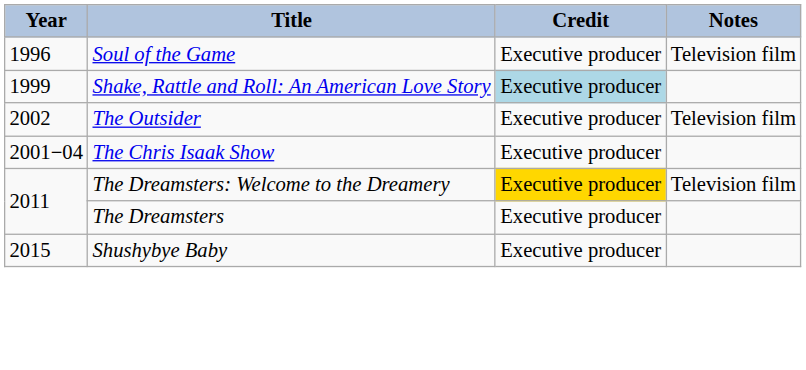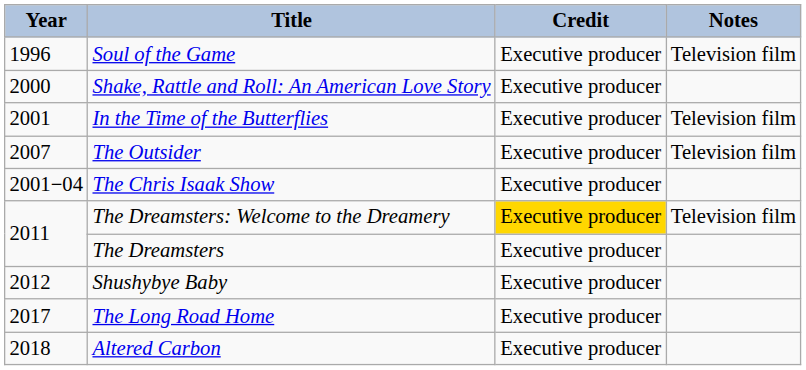(30, 86) 1999 -> (30, 86) 2000
(581, 86) lightblue background -> (581, 86) no background
+ row: (210, 119)
(30, 119) 2002 -> (30, 151) 2007
(30, 250) 2015 -> (30, 282) 2012
+ row: (183, 315)
+ row: (157, 348)
